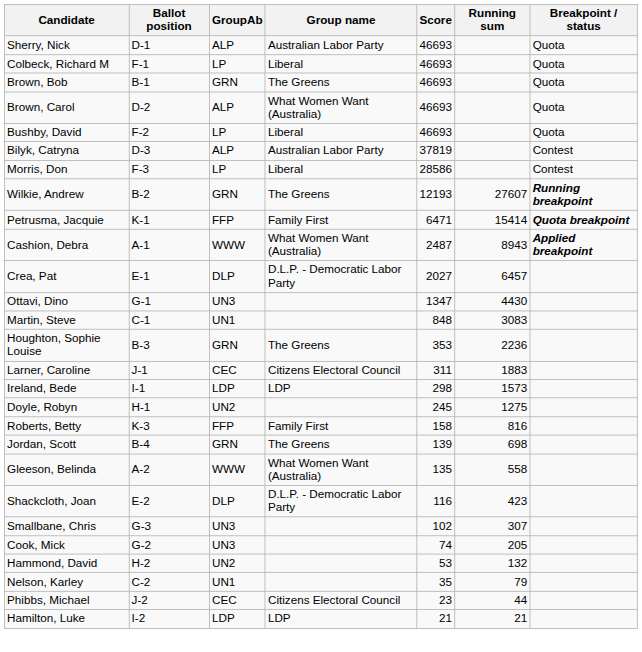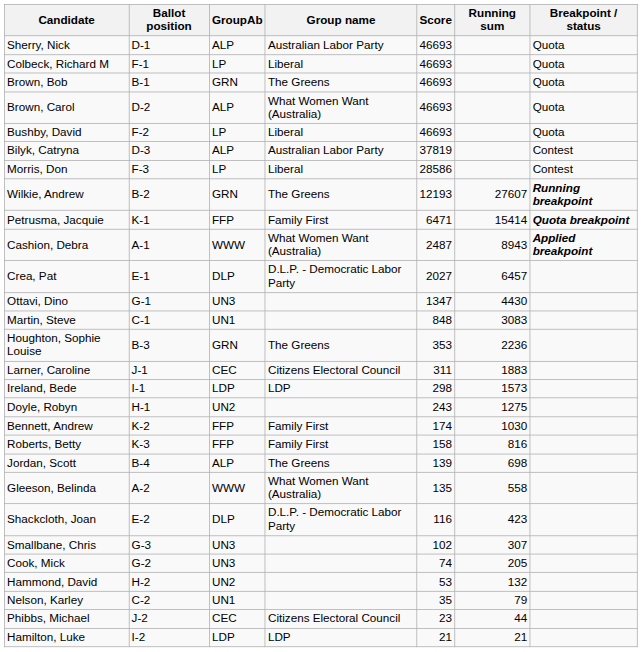(442, 407) 245 -> (442, 407) 243
+ row: (50, 426)
(225, 444) GRN -> (223, 463) ALP
